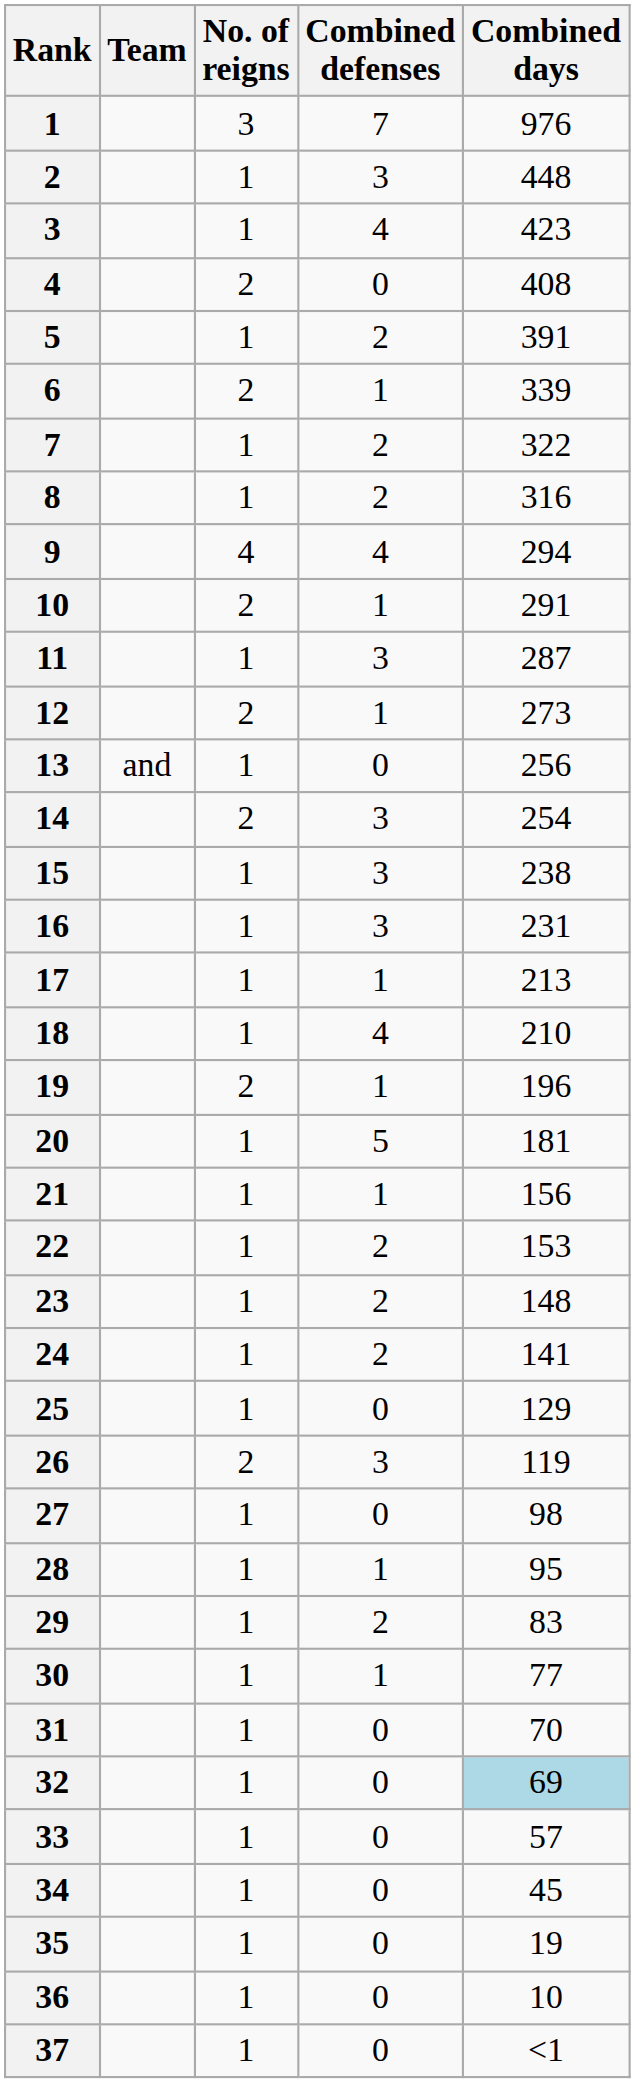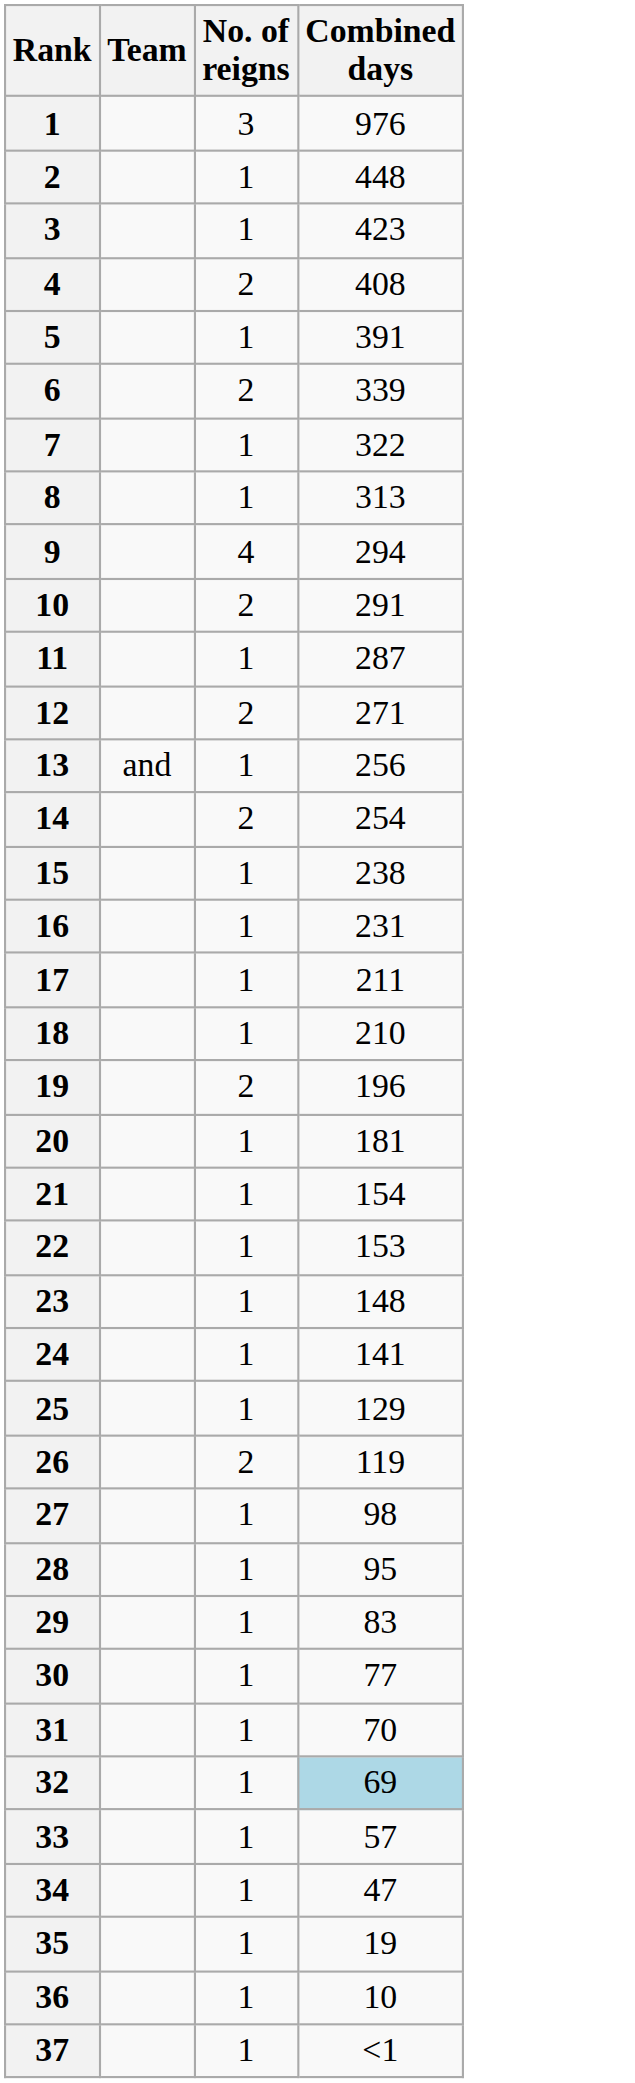- column: (380, 50)
(546, 497) 316 -> (380, 497) 313
(546, 711) 273 -> (380, 711) 271
(546, 979) 213 -> (380, 979) 211
(546, 1193) 156 -> (380, 1193) 154
(546, 1889) 45 -> (380, 1889) 47
